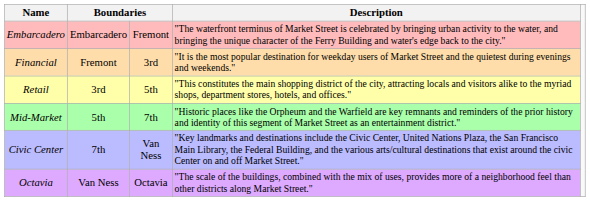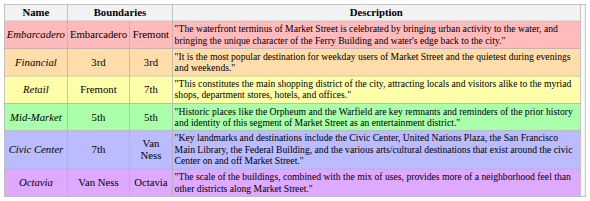(98, 62) Fremont -> (98, 62) 3rd
(98, 89) 3rd -> (98, 89) Fremont
(151, 89) 5th -> (151, 89) 7th
(151, 117) 7th -> (151, 117) 5th
